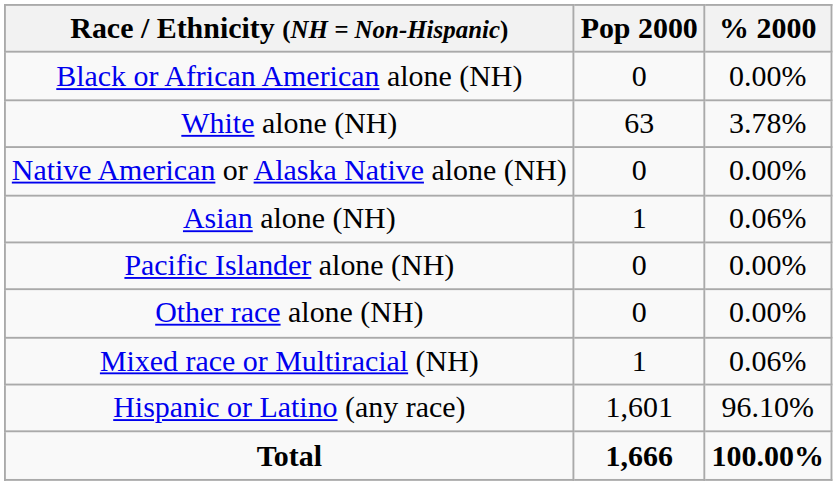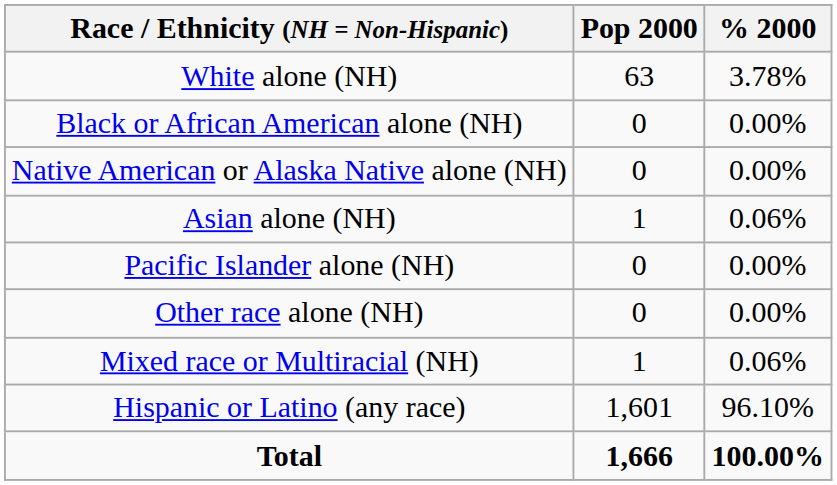rows swapped: (289, 123) <-> (289, 75)
